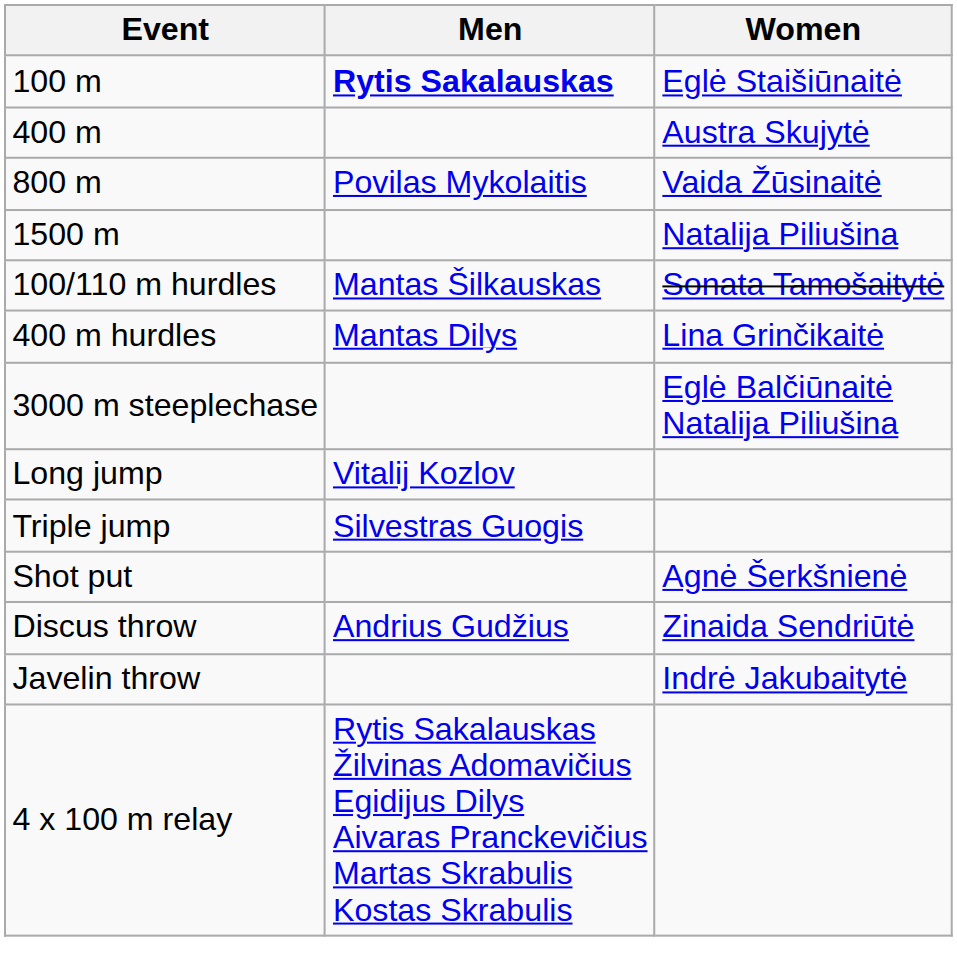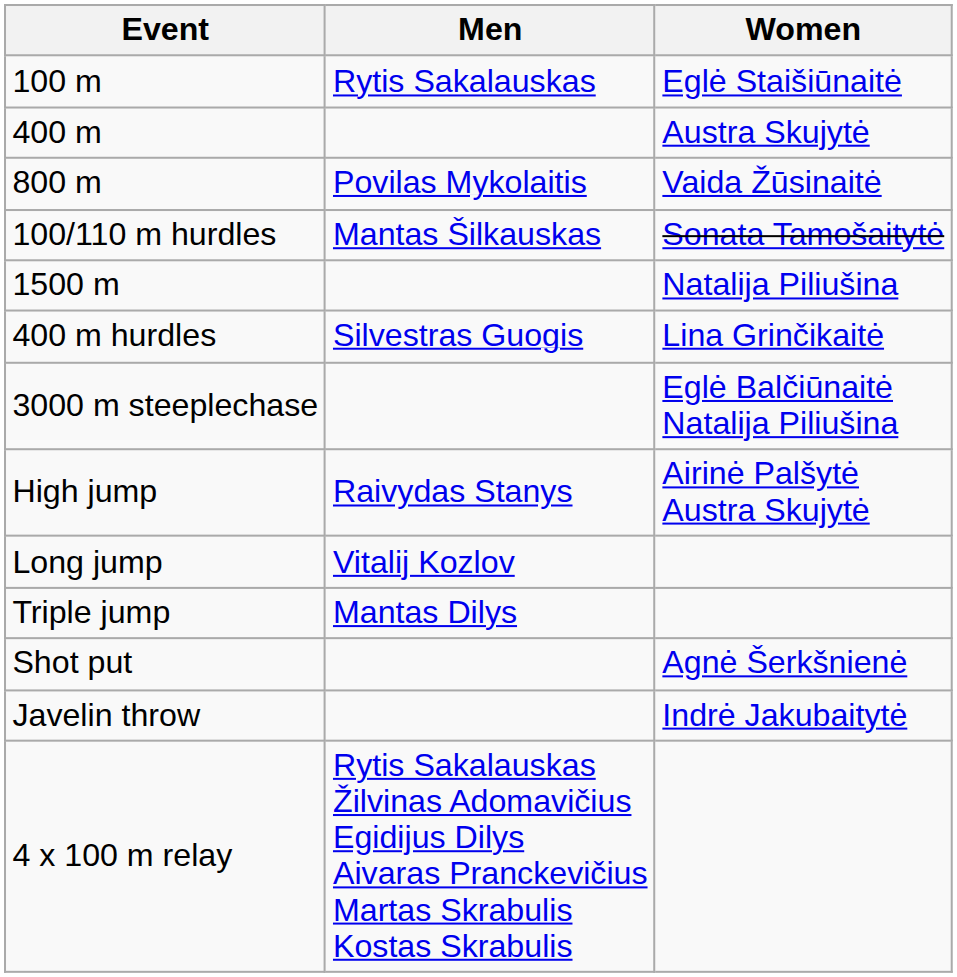(473, 81) bold -> (464, 81) normal
rows swapped: (66, 234) <-> (144, 285)
(425, 336) Mantas Dilys -> (458, 336) Silvestras Guogis
+ row: (85, 492)
(458, 525) Silvestras Guogis -> (425, 612) Mantas Dilys
- row: (104, 627)
